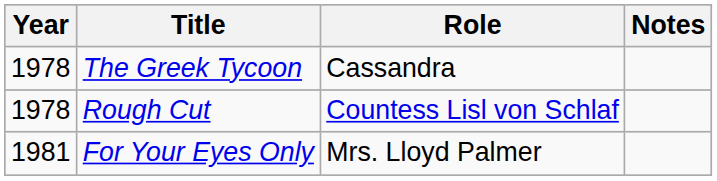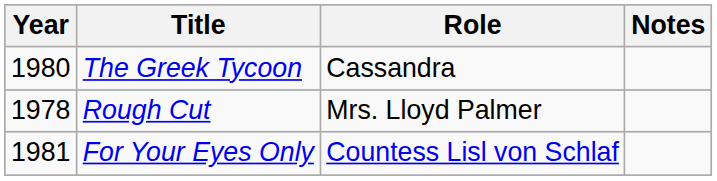(41, 68) 1978 -> (41, 68) 1980
(473, 110) Countess Lisl von Schlaf -> (434, 110) Mrs. Lloyd Palmer
(434, 152) Mrs. Lloyd Palmer -> (473, 152) Countess Lisl von Schlaf
